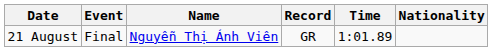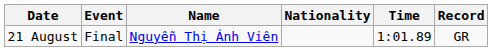columns swapped: (442, 15) <-> (308, 15)
